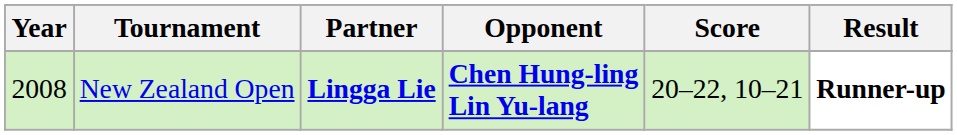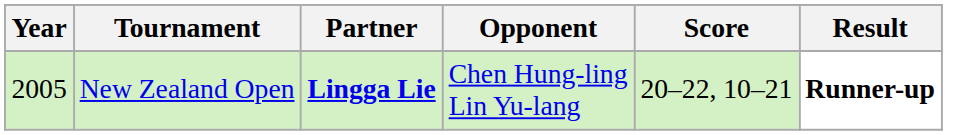(39, 89) 2008 -> (39, 89) 2005
(543, 89) bold -> (538, 89) normal
